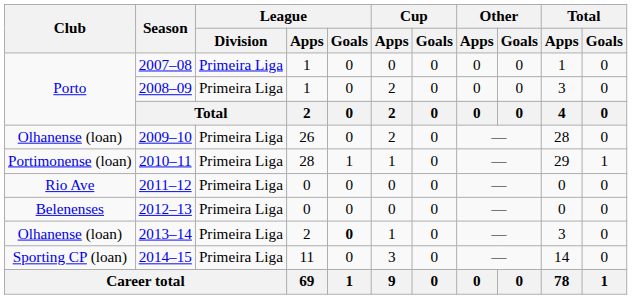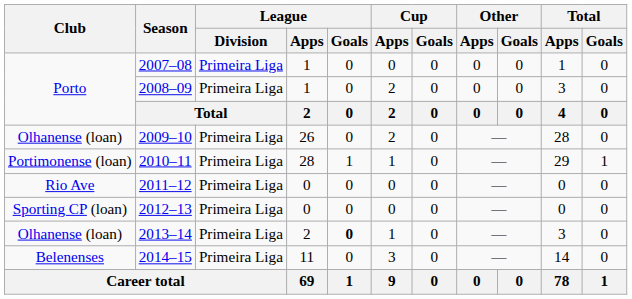(70, 209) Belenenses -> (70, 209) Sporting CP (loan)
(70, 257) Sporting CP (loan) -> (70, 257) Belenenses
